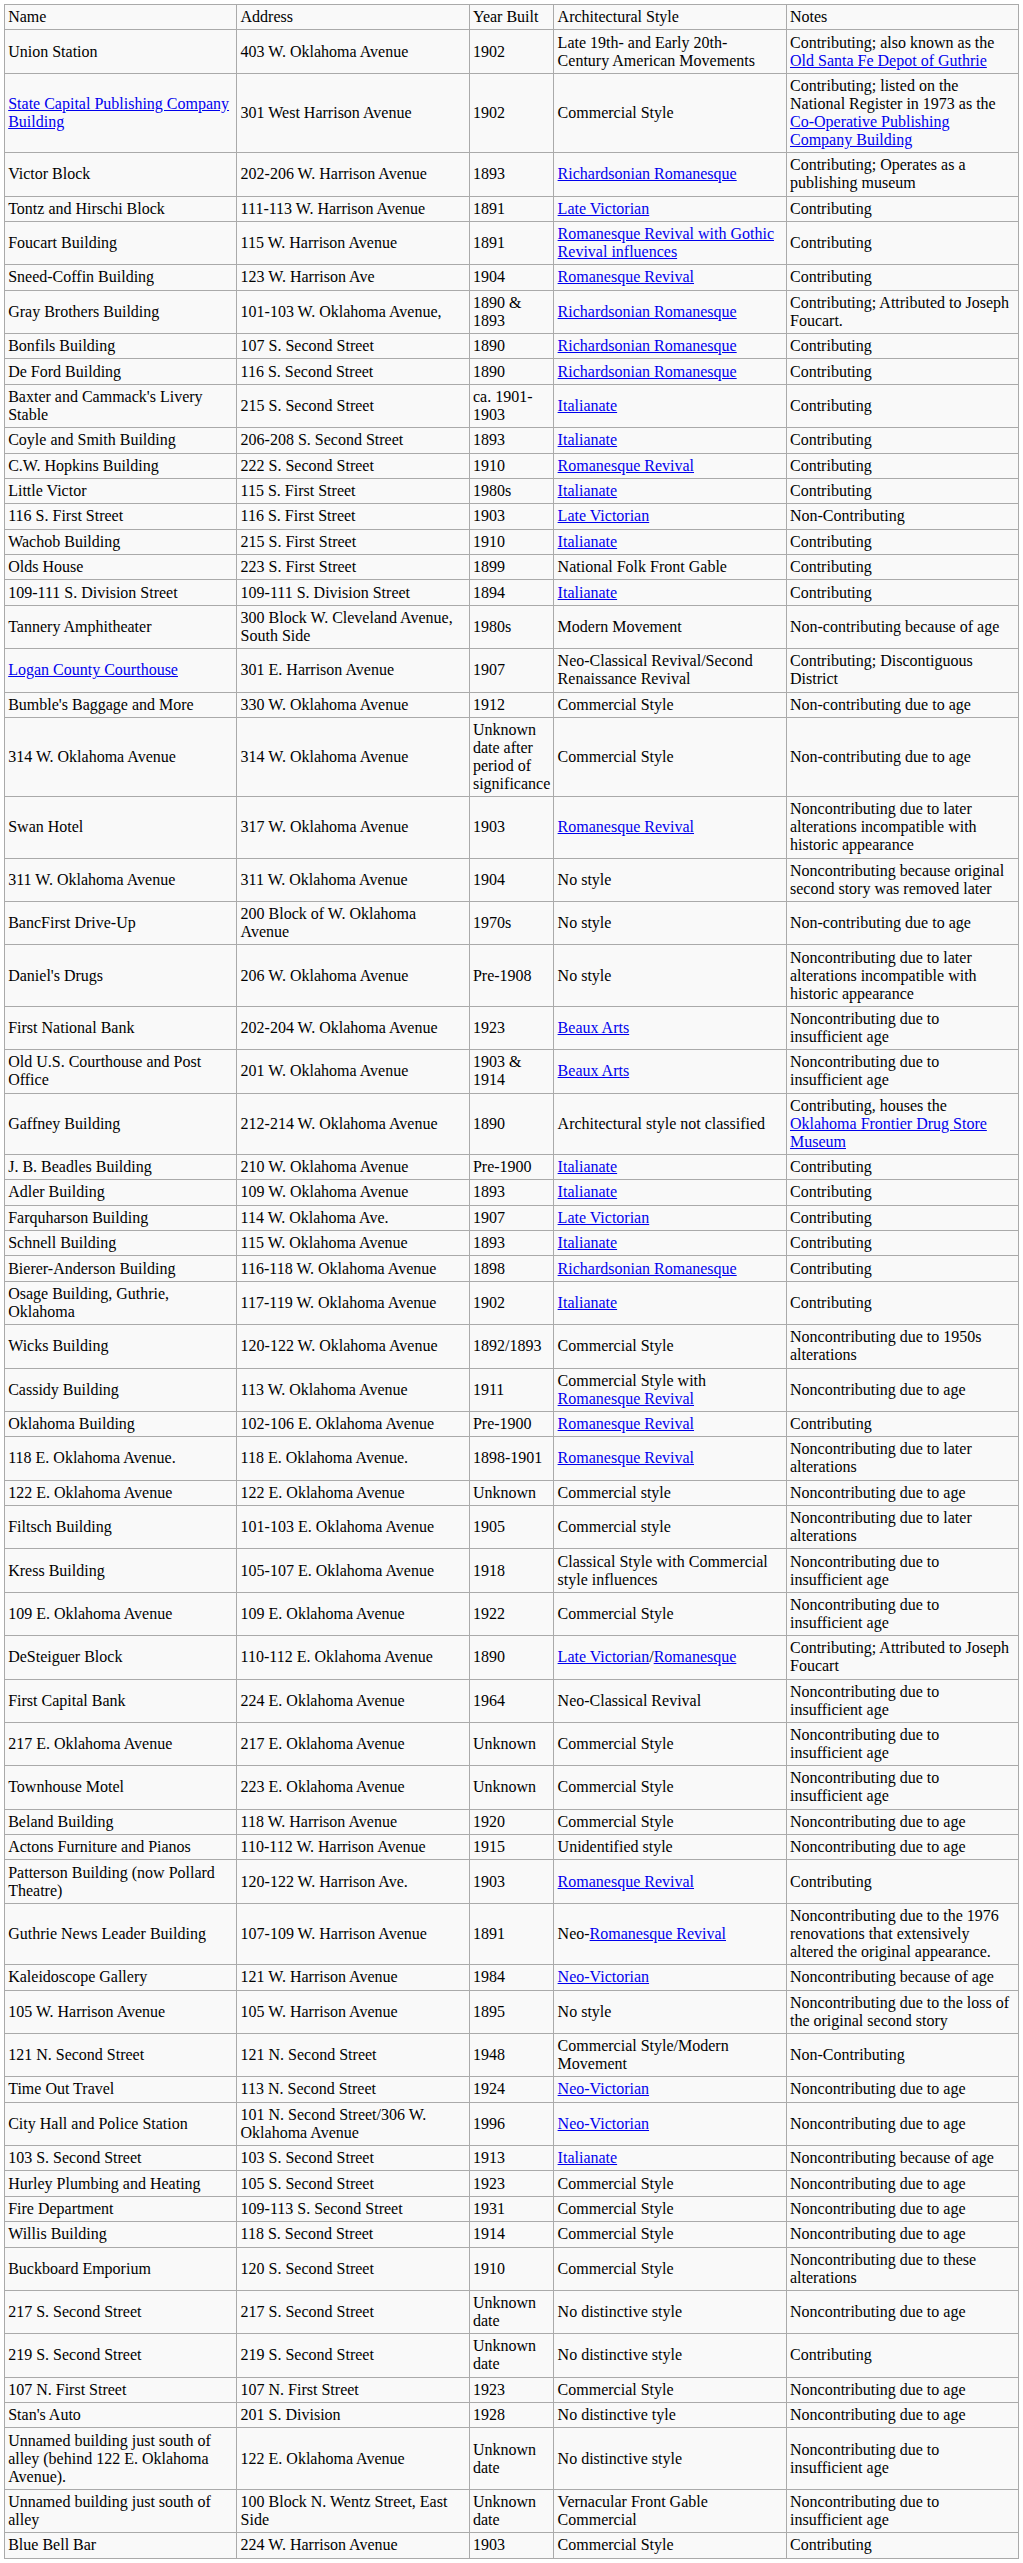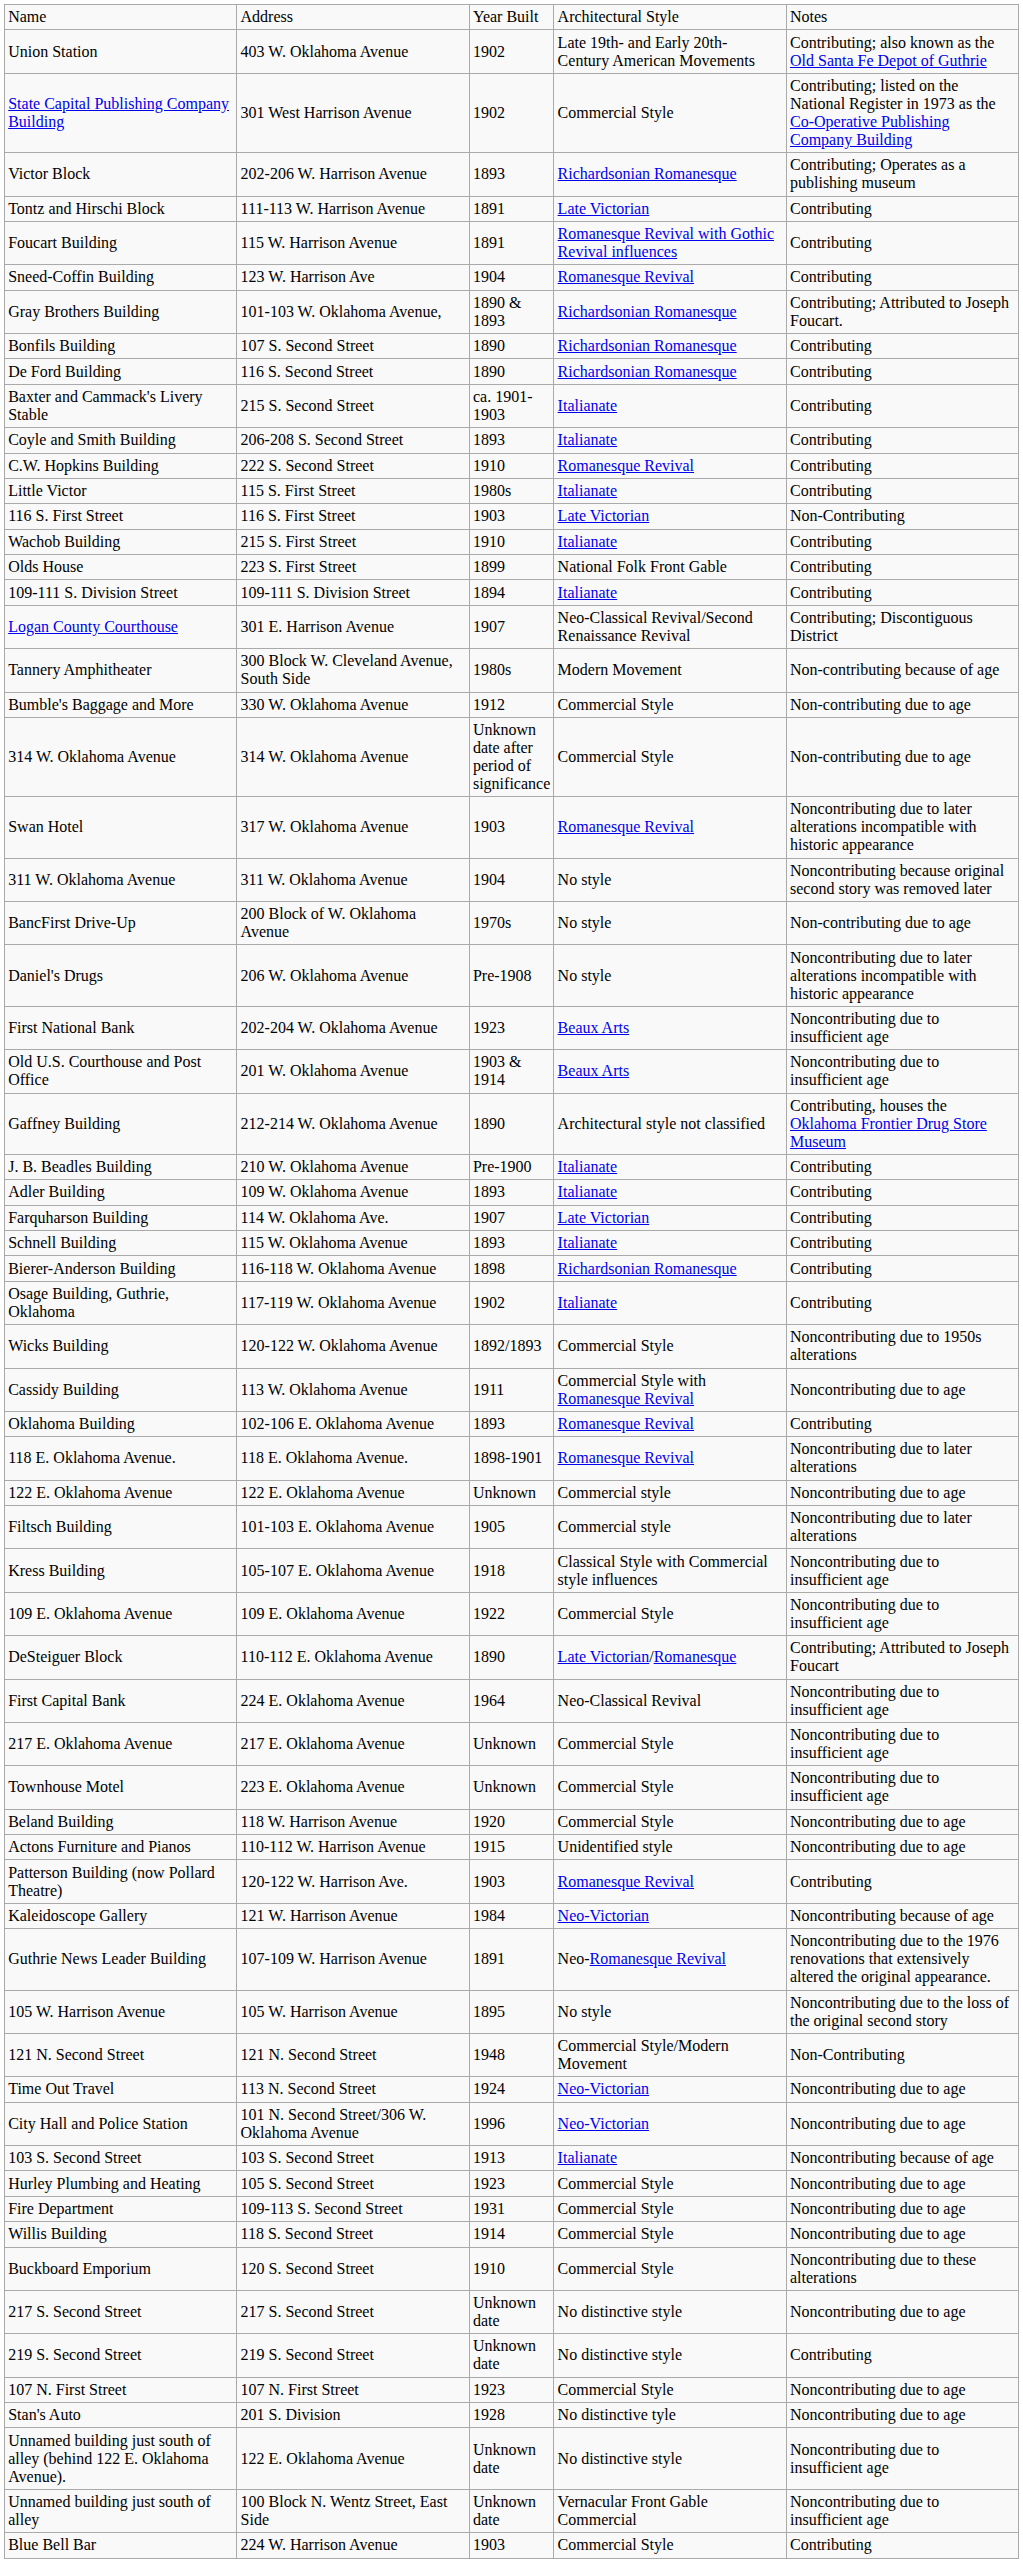rows swapped: (93, 670) <-> (80, 626)
(502, 1424) Pre-1900 -> (489, 1424) 1893
rows swapped: (78, 1977) <-> (107, 1933)
